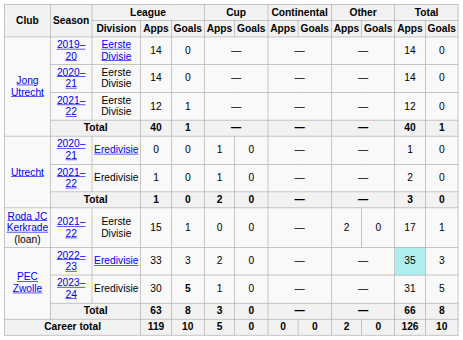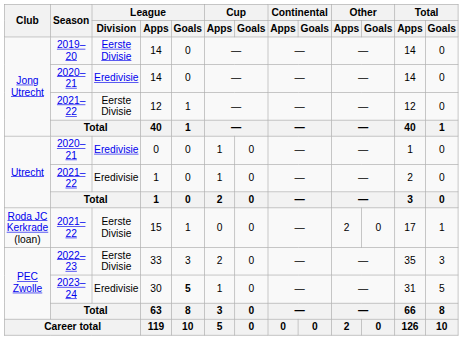(116, 78) Eerste Divisie -> (116, 78) Eredivisie
(116, 261) Eredivisie -> (116, 261) Eerste Divisie
(410, 261) paleturquoise background -> (410, 261) no background
